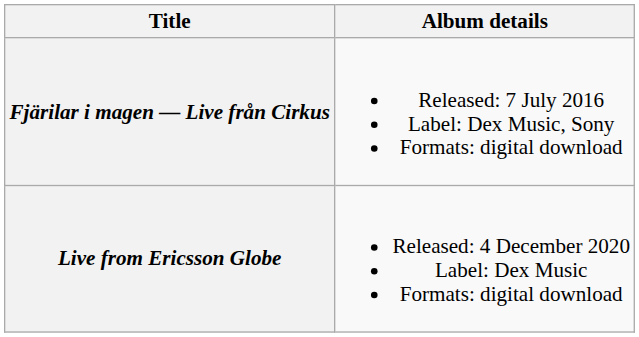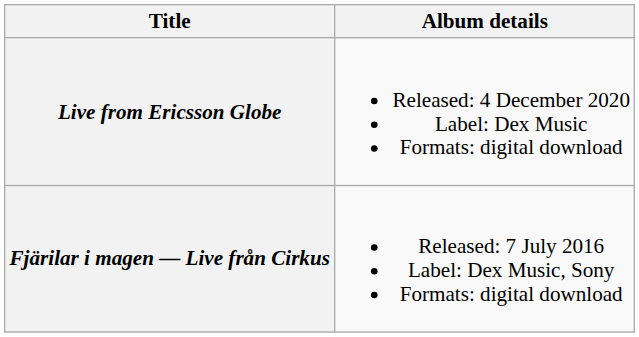rows swapped: (170, 111) <-> (170, 258)
